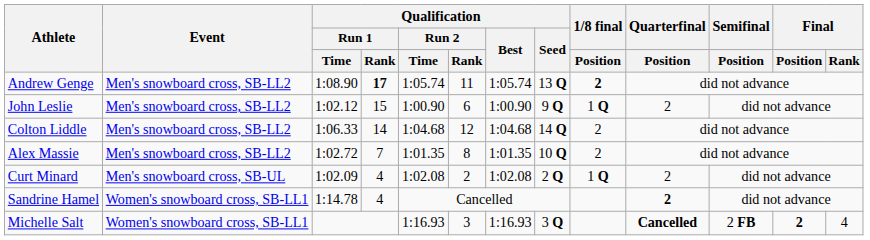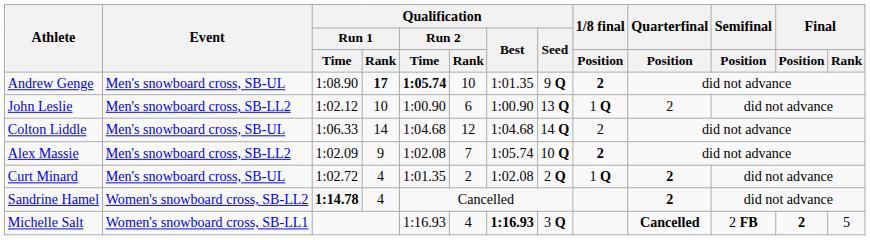(198, 83) Men's snowboard cross, SB-LL2 -> (195, 83) Men's snowboard cross, SB-UL
(423, 83) normal -> (424, 83) bold
(467, 83) 11 -> (468, 83) 10
(510, 83) 1:05.74 -> (512, 83) 1:01.35
(553, 83) 13 Q -> (555, 83) 9 Q
(380, 107) 15 -> (381, 107) 10
(552, 107) 9 Q -> (555, 107) 13 Q
(198, 130) Men's snowboard cross, SB-LL2 -> (195, 130) Men's snowboard cross, SB-UL
(336, 153) 1:02.72 -> (337, 153) 1:02.09
(380, 153) 7 -> (381, 153) 9
(423, 153) 1:01.35 -> (424, 153) 1:02.08
(467, 153) 8 -> (468, 153) 7
(510, 153) 1:01.35 -> (512, 153) 1:05.74
(598, 153) normal -> (600, 153) bold
(336, 176) 1:02.09 -> (337, 176) 1:02.72
(423, 176) 1:02.08 -> (424, 176) 1:01.35
(667, 176) normal -> (670, 176) bold
(207, 200) Women's snowboard cross, SB-LL1 -> (207, 200) Women's snowboard cross, SB-LL2
(336, 200) normal -> (337, 200) bold
(467, 223) 3 -> (468, 223) 4
(510, 223) normal -> (512, 223) bold
(844, 223) 4 -> (847, 223) 5
